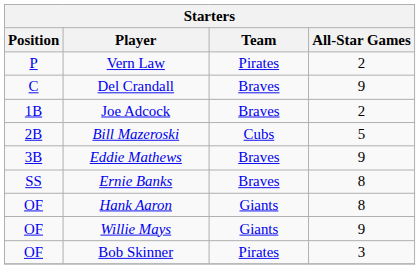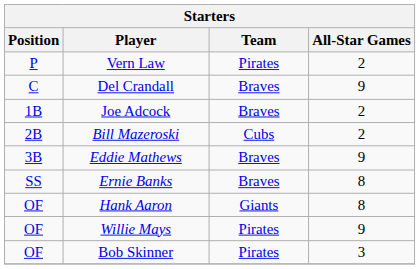(361, 134) 5 -> (361, 134) 2
(259, 228) Giants -> (259, 228) Pirates
